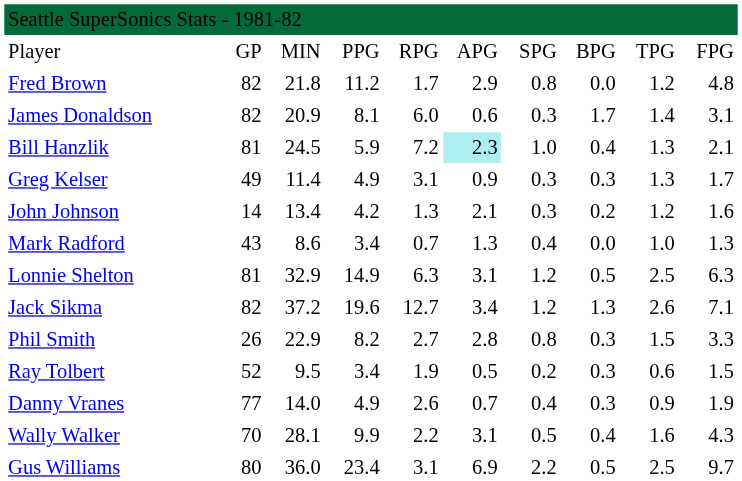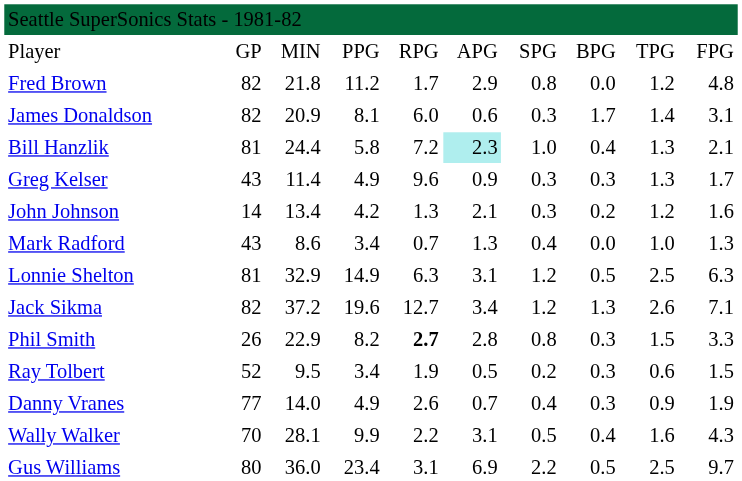(303, 147) 24.5 -> (303, 147) 24.4
(367, 147) 5.9 -> (367, 147) 5.8
(251, 179) 49 -> (251, 179) 43
(426, 179) 3.1 -> (426, 179) 9.6
(426, 339) normal -> (426, 339) bold
